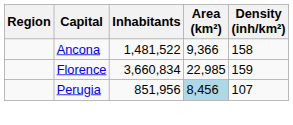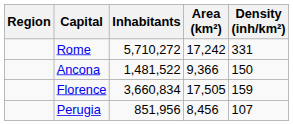+ row: (74, 49)
(242, 49) 158 -> (242, 69) 150
(206, 69) 22,985 -> (206, 89) 17,505
(203, 89) lightblue background -> (203, 110) no background
